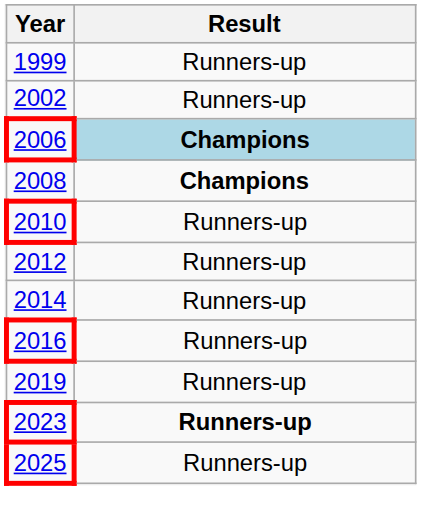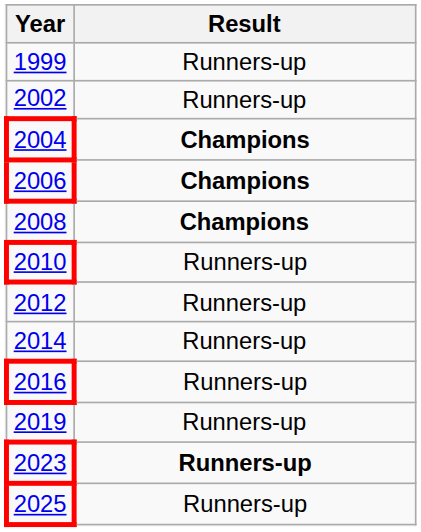+ row: (40, 140)
(245, 140) lightblue background -> (245, 181) no background
